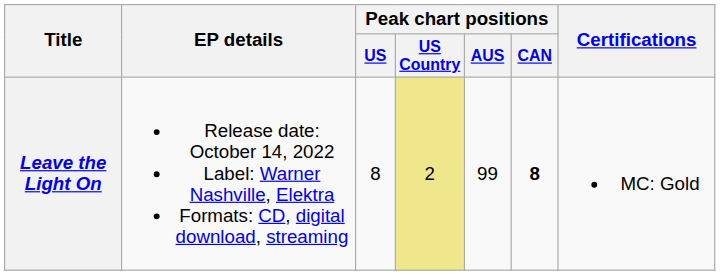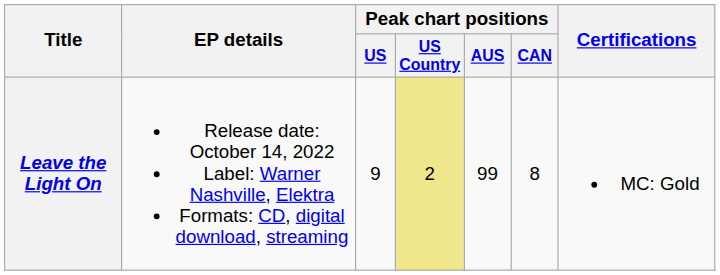(375, 173) 8 -> (375, 173) 9
(535, 173) bold -> (535, 173) normal
